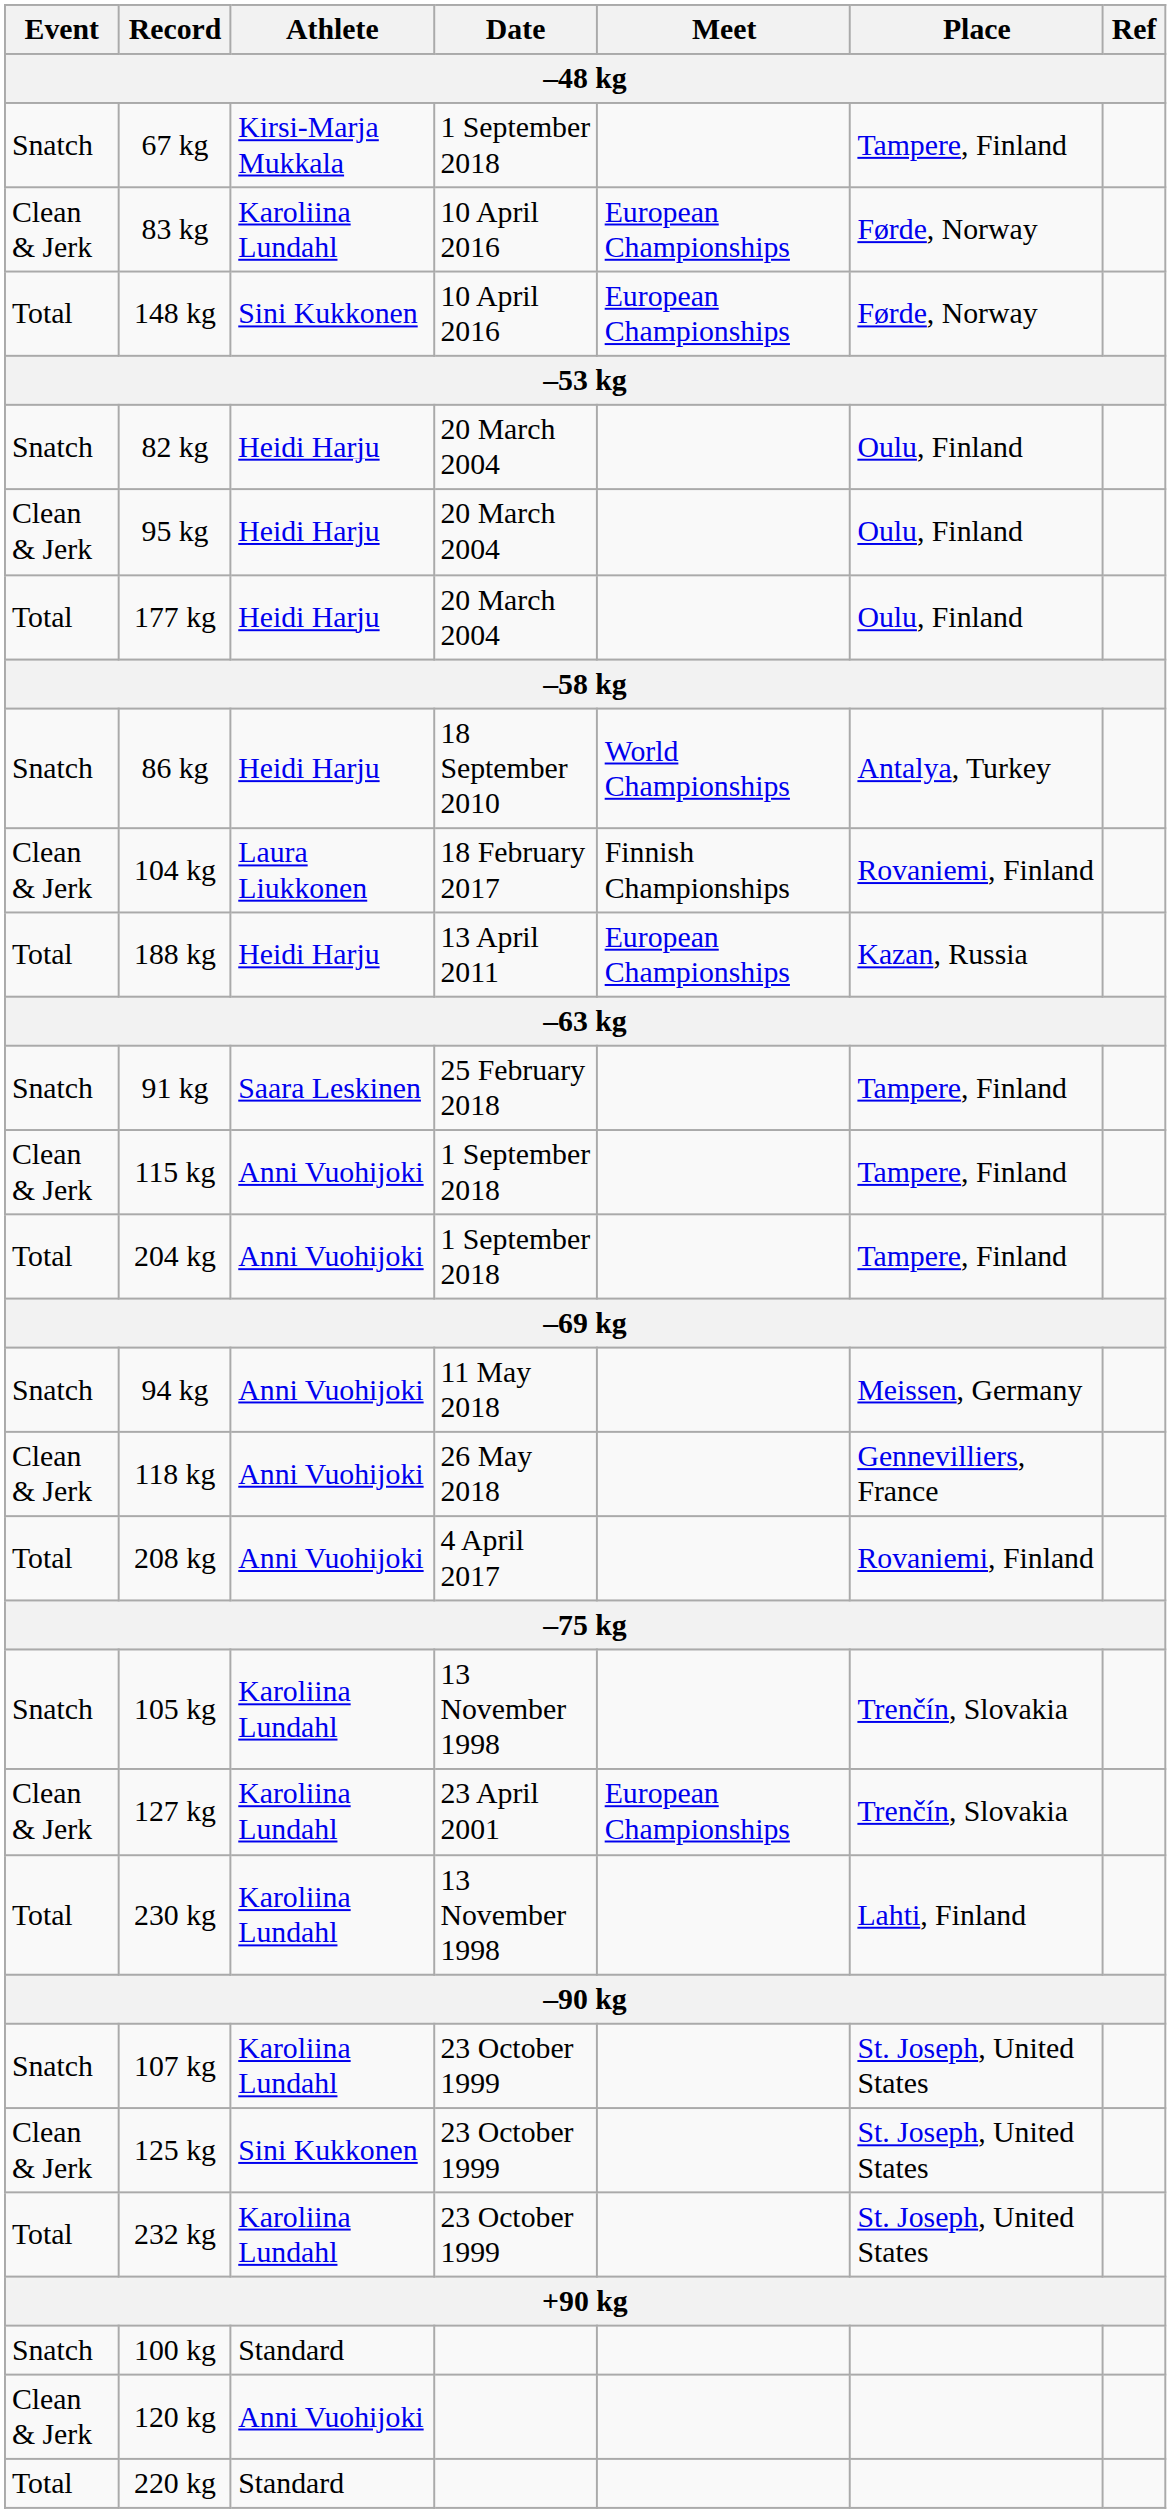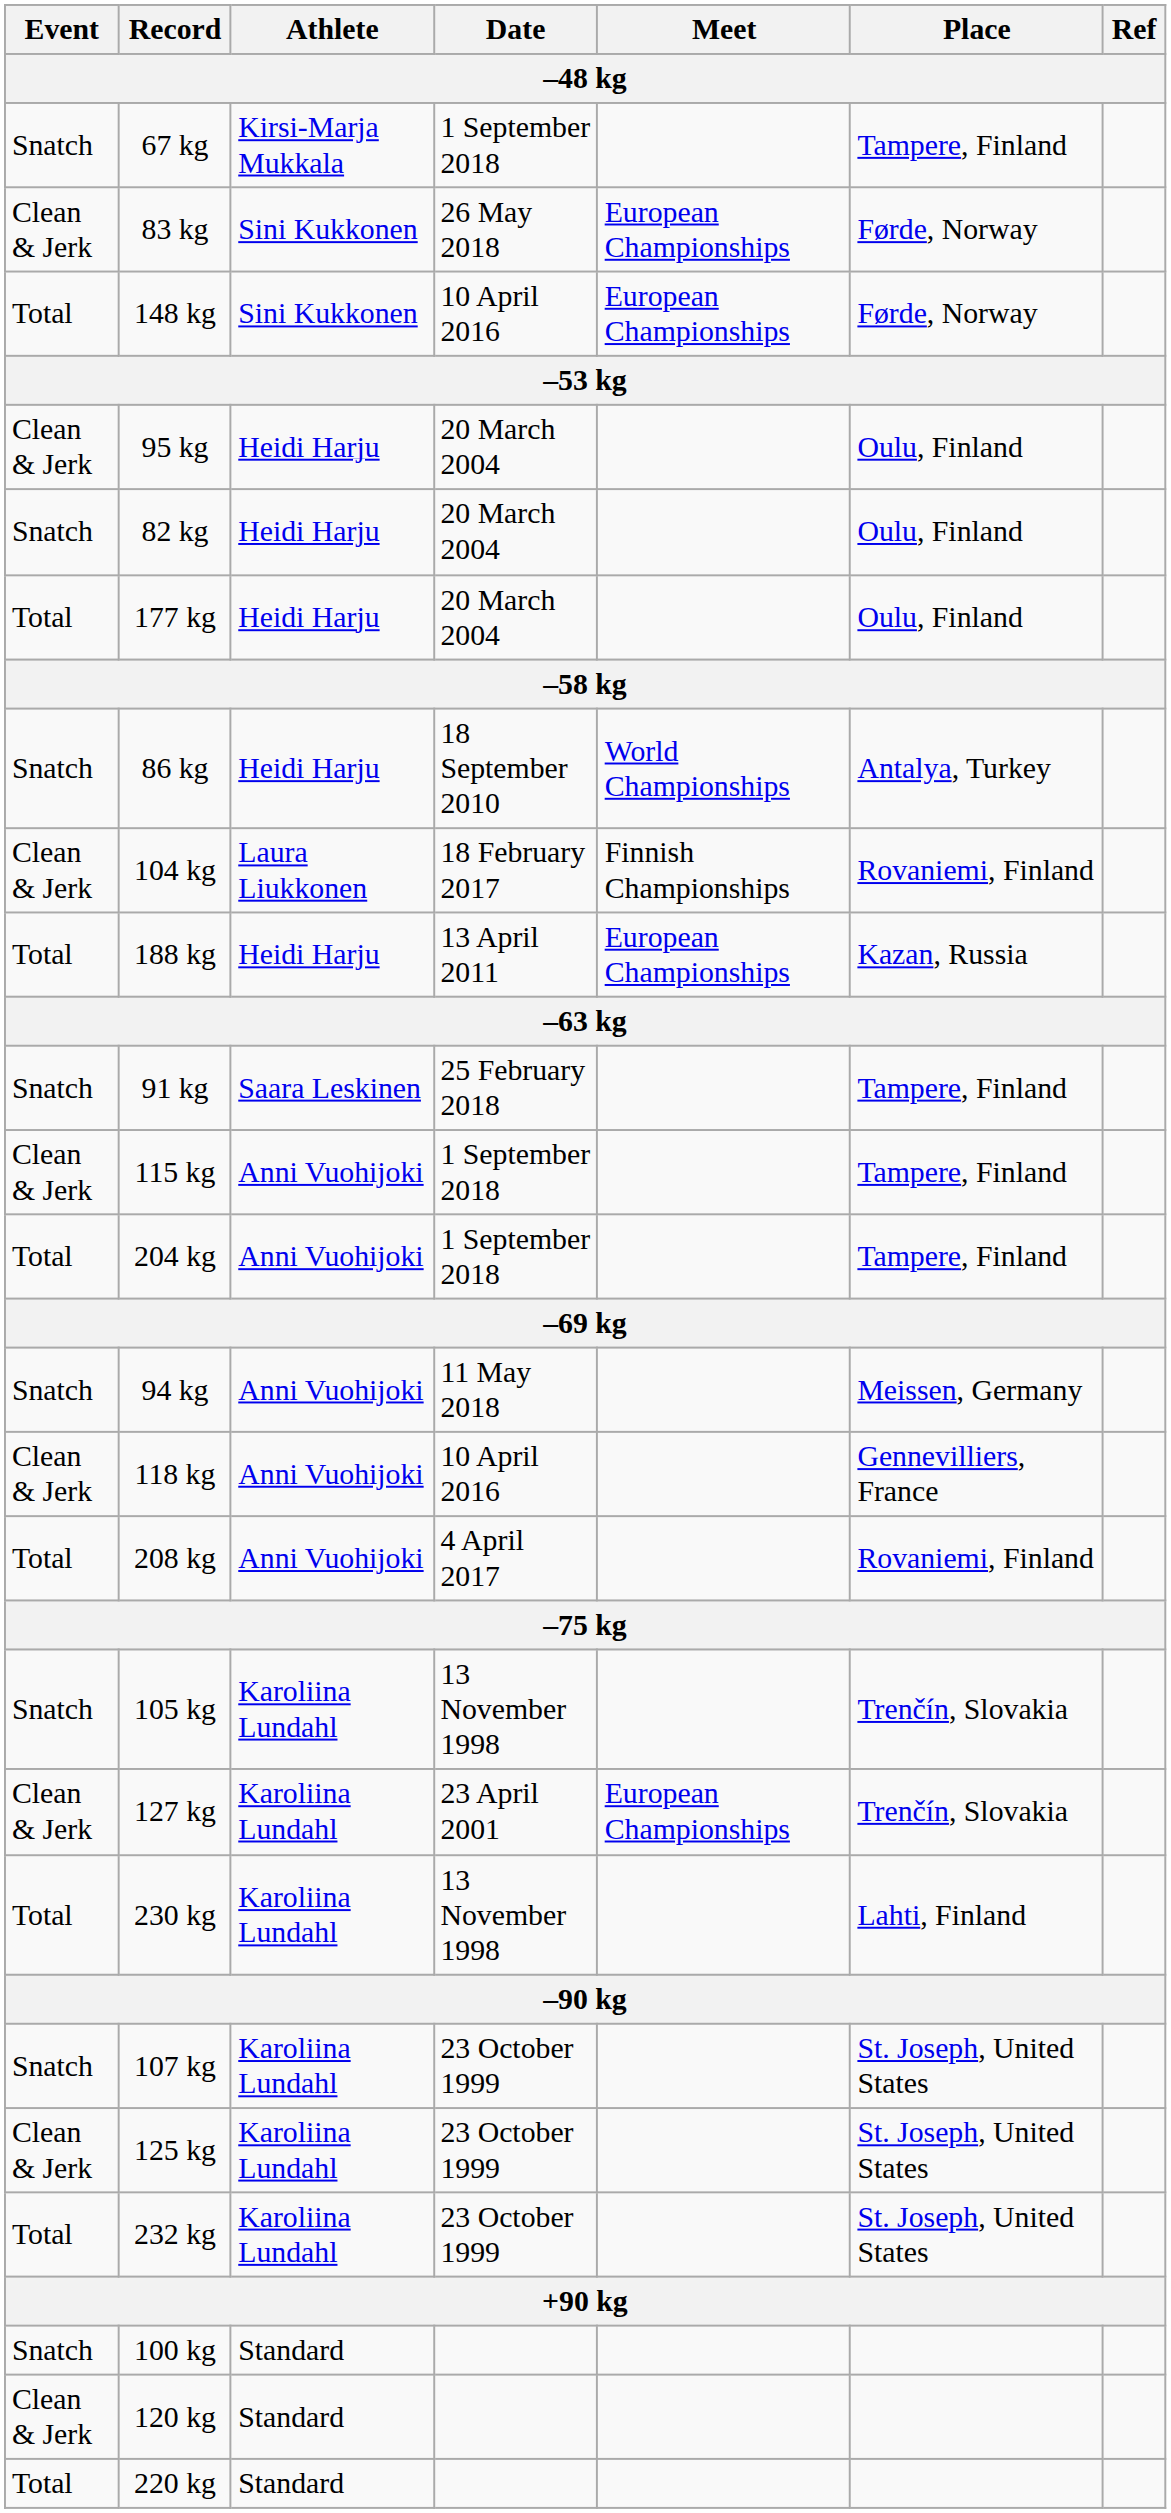(294, 229) Karoliina Lundahl -> (328, 229) Sini Kukkonen
(490, 229) 10 April 2016 -> (486, 229) 26 May 2018
rows swapped: (175, 447) <-> (175, 531)
(486, 1474) 26 May 2018 -> (490, 1474) 10 April 2016
(328, 2149) Sini Kukkonen -> (294, 2149) Karoliina Lundahl
(331, 2416) Anni Vuohijoki -> (291, 2416) Standard
